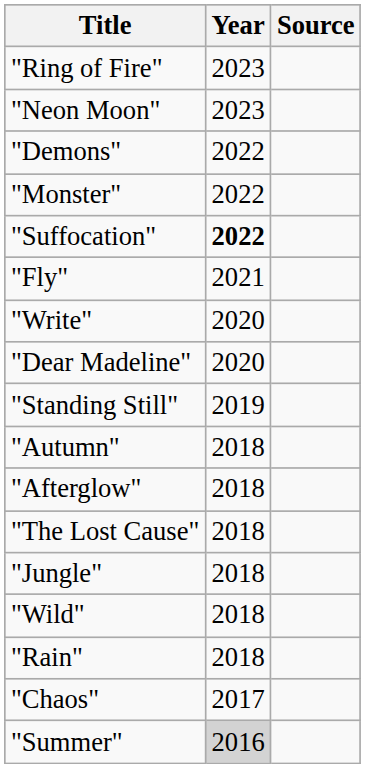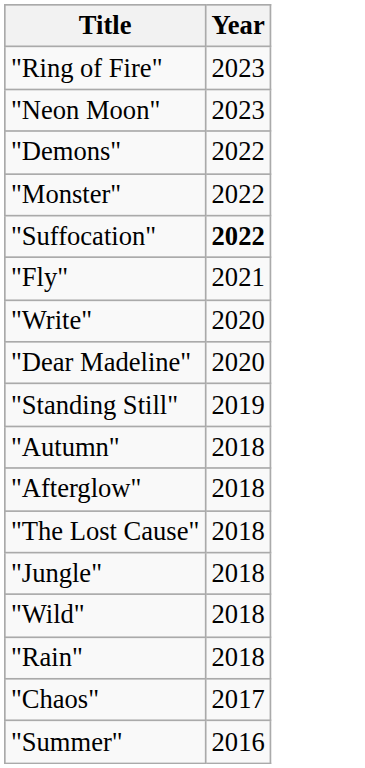- column: (316, 25)
(238, 741) lightgrey background -> (238, 741) no background
